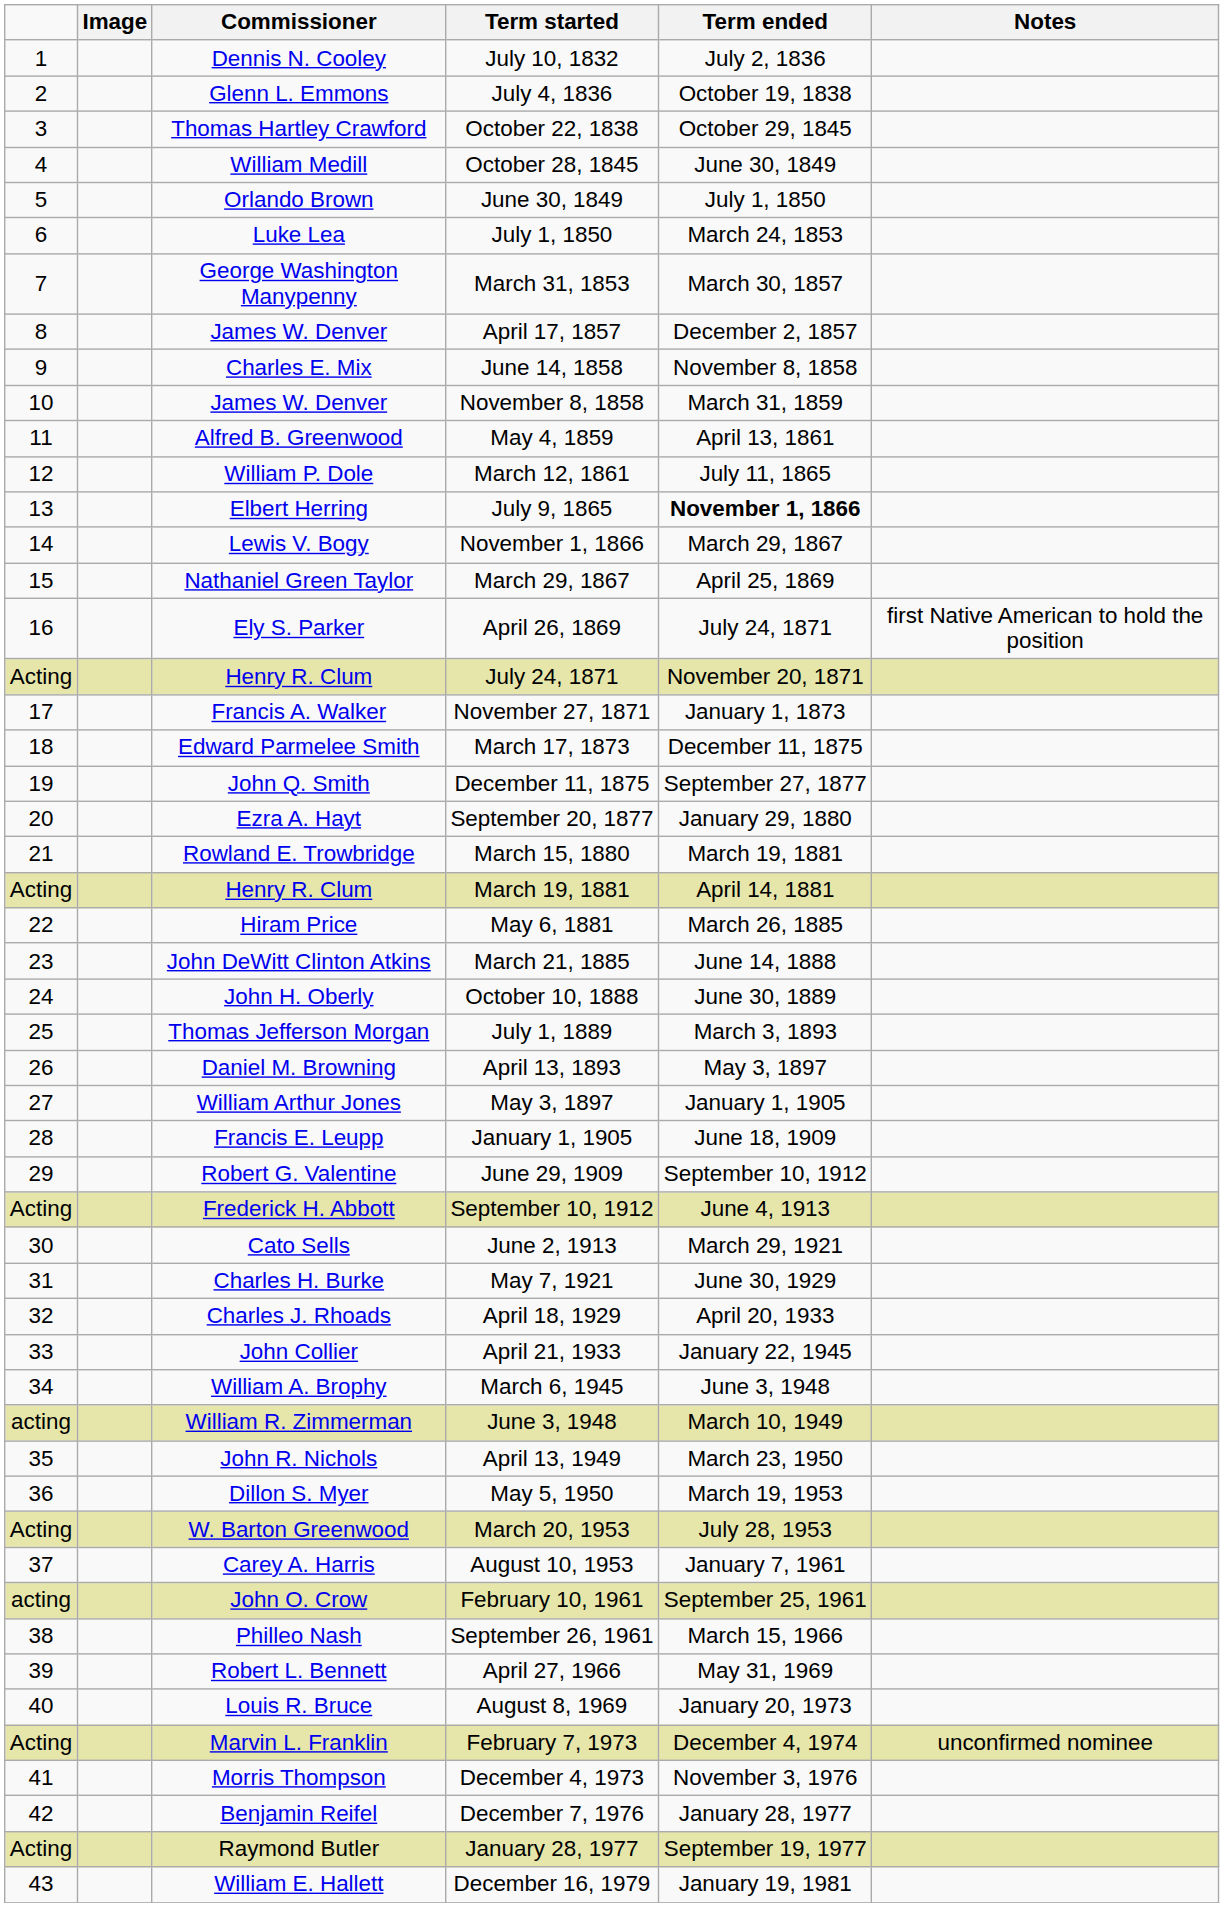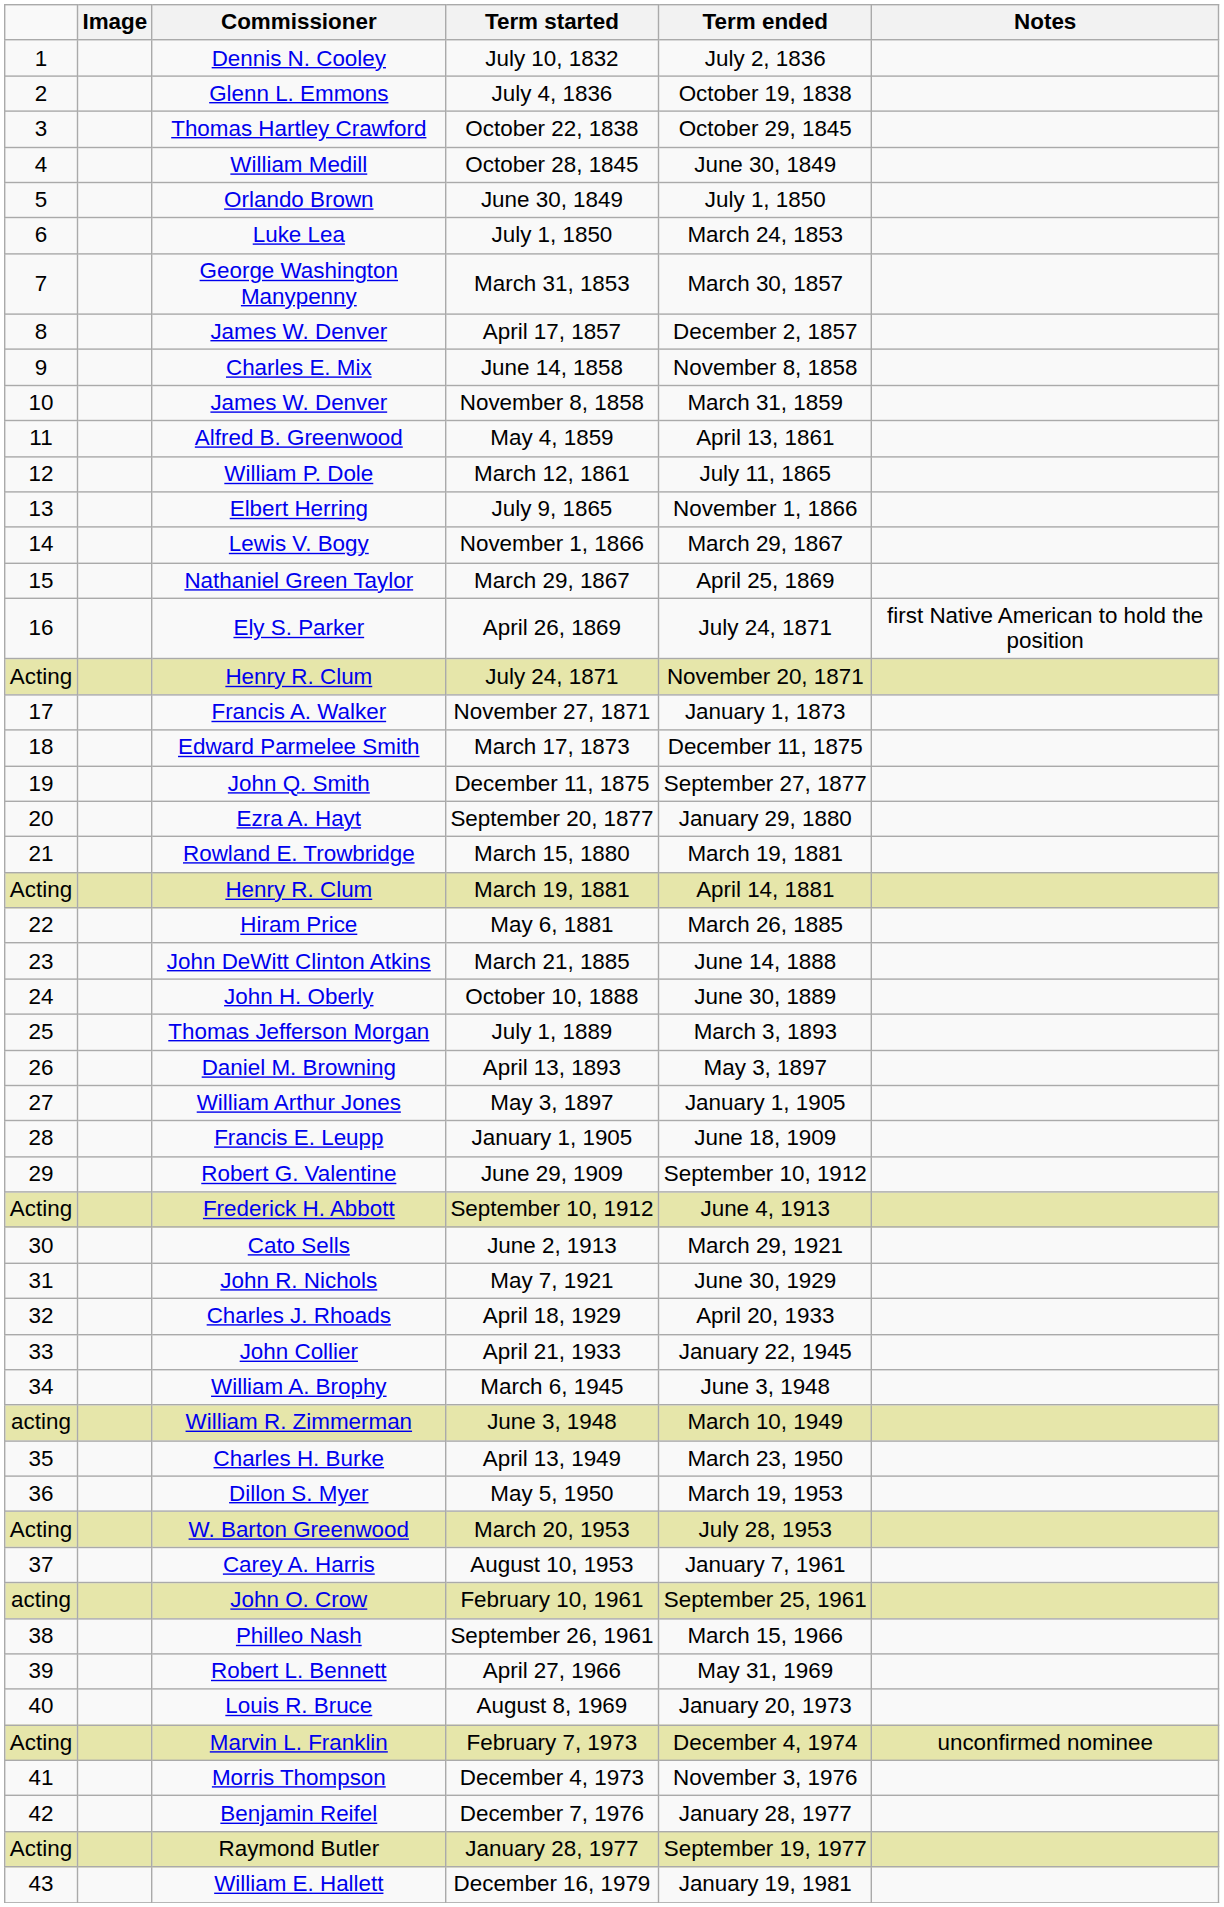(765, 509) bold -> (765, 509) normal
(299, 1280) Charles H. Burke -> (299, 1280) John R. Nichols
(299, 1458) John R. Nichols -> (299, 1458) Charles H. Burke
